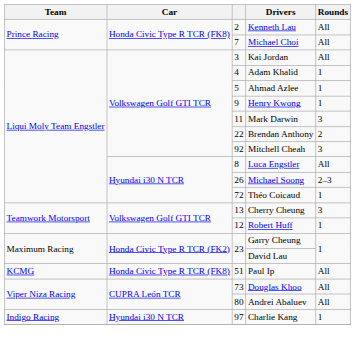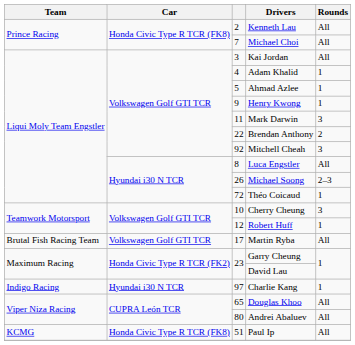(239, 210) 13 -> (239, 210) 10
+ row: (271, 240)
rows swapped: (261, 271) <-> (273, 316)
(239, 286) 73 -> (239, 301) 65
